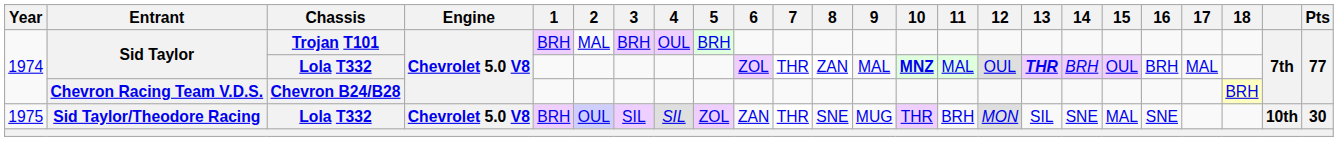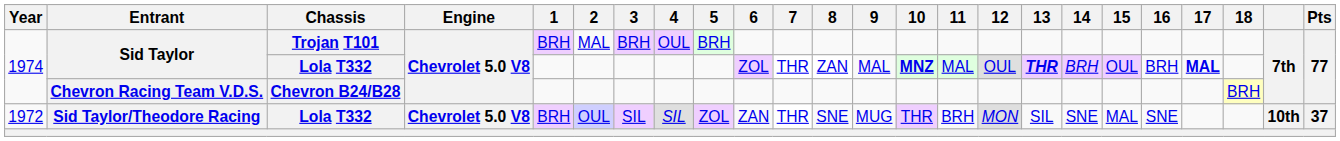(1202, 67) normal -> (1203, 67) bold
(26, 117) 1975 -> (26, 117) 1972
(1318, 117) 30 -> (1319, 117) 37
